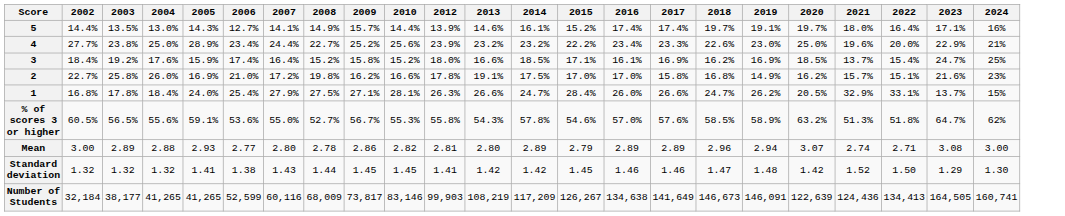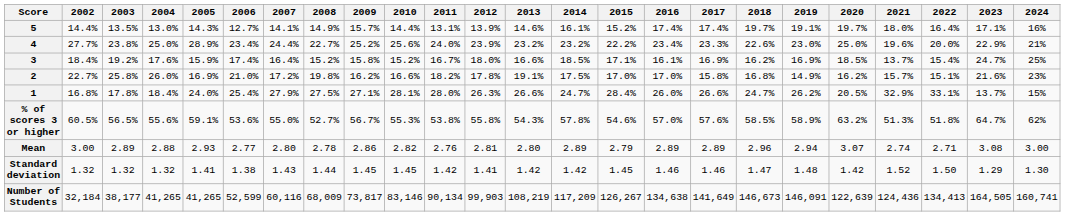+ column: (445, 12)
